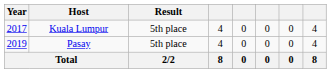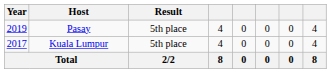rows swapped: (79, 28) <-> (79, 44)
